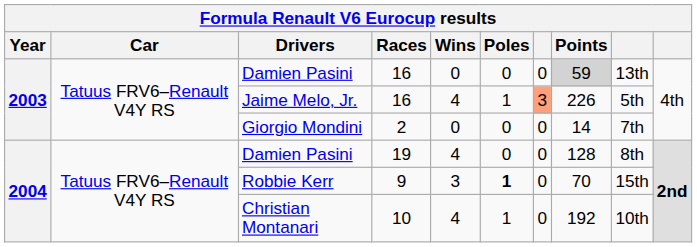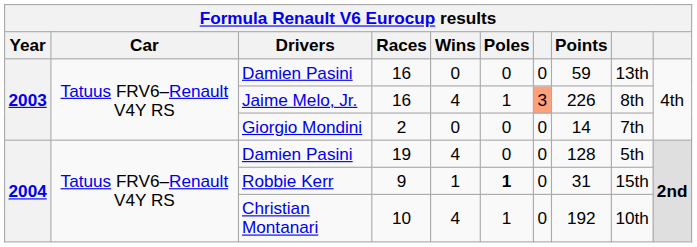(581, 73) lightgrey background -> (581, 73) no background
(632, 100) 5th -> (632, 100) 8th
(632, 154) 8th -> (632, 154) 5th
(455, 181) 3 -> (455, 181) 1
(581, 181) 70 -> (581, 181) 31
